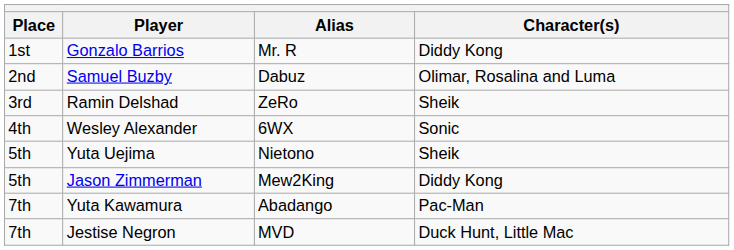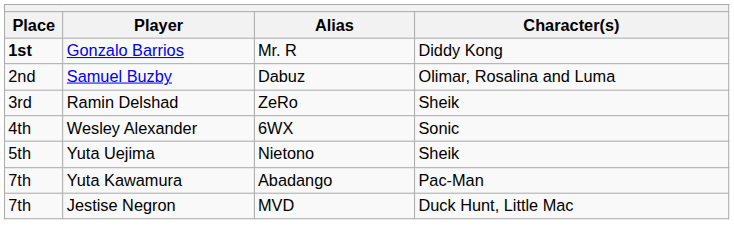(19, 50) normal -> (20, 50) bold
- row: (134, 180)
